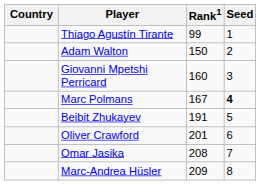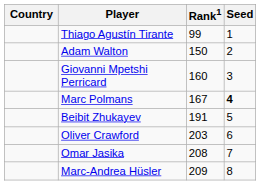(198, 135) 201 -> (198, 135) 203
